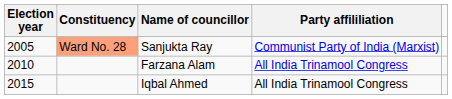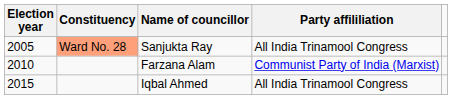(347, 46) Communist Party of India (Marxist) -> (331, 46) All India Trinamool Congress
(331, 65) All India Trinamool Congress -> (347, 65) Communist Party of India (Marxist)
